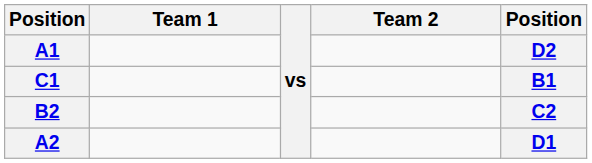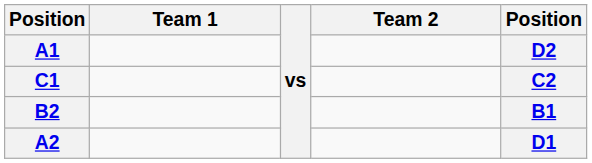(544, 81) B1 -> (544, 81) C2
(544, 111) C2 -> (544, 111) B1
